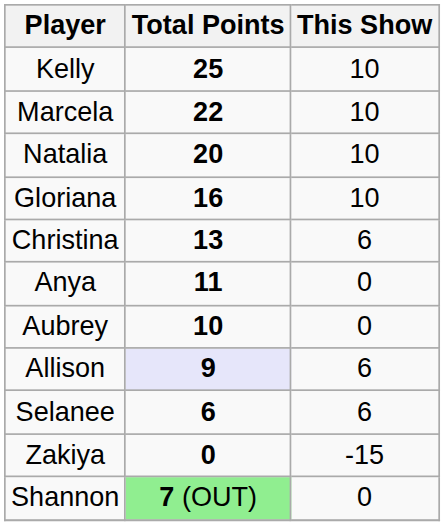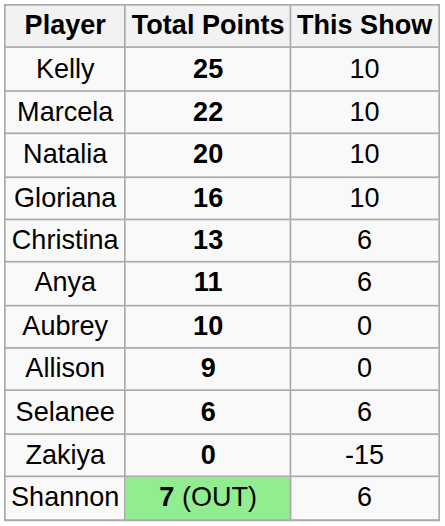(365, 283) 0 -> (365, 283) 6
(208, 369) lavender background -> (208, 369) no background
(365, 369) 6 -> (365, 369) 0
(365, 497) 0 -> (365, 497) 6
